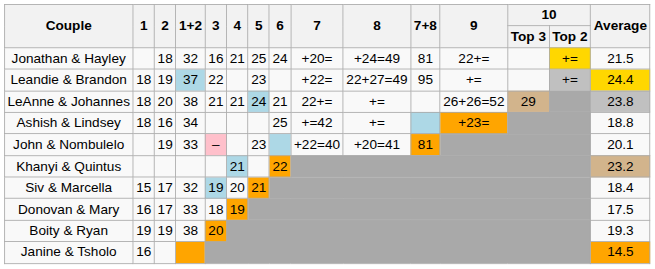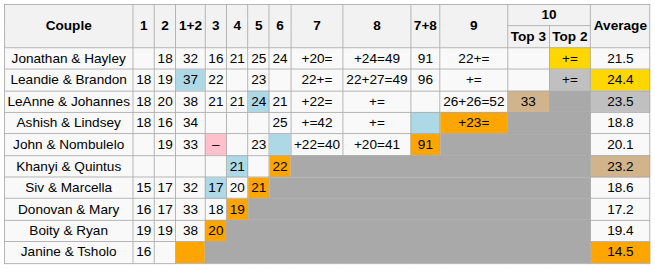(425, 58) 81 -> (425, 58) 91
(317, 79) +22= -> (317, 79) 22+=
(425, 79) 95 -> (425, 79) 96
(317, 101) 22+= -> (317, 101) +22=
(528, 101) 29 -> (528, 101) 33
(620, 101) 23.8 -> (620, 101) 23.5
(425, 144) 81 -> (425, 144) 91
(216, 187) 19 -> (216, 187) 17
(620, 187) 18.4 -> (620, 187) 18.6
(620, 209) 17.5 -> (620, 209) 17.2
(620, 230) 19.3 -> (620, 230) 19.4
